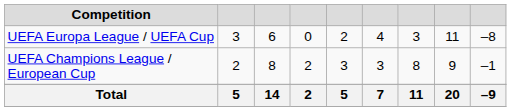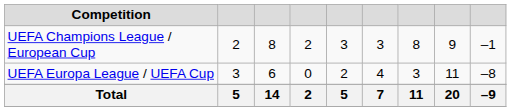rows swapped: (90, 66) <-> (111, 36)
